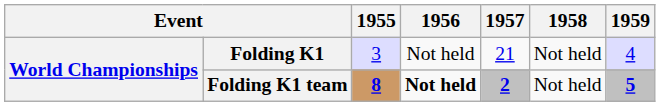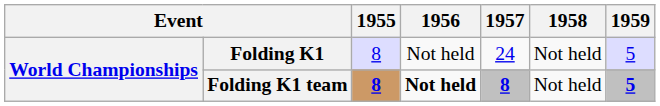(376, 53) 3 -> (376, 53) 8
(505, 53) 21 -> (505, 53) 24
(630, 53) 4 -> (630, 53) 5
(505, 85) 2 -> (505, 85) 8
